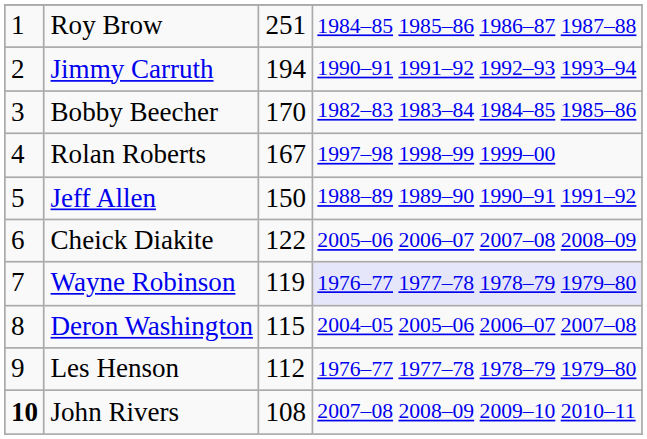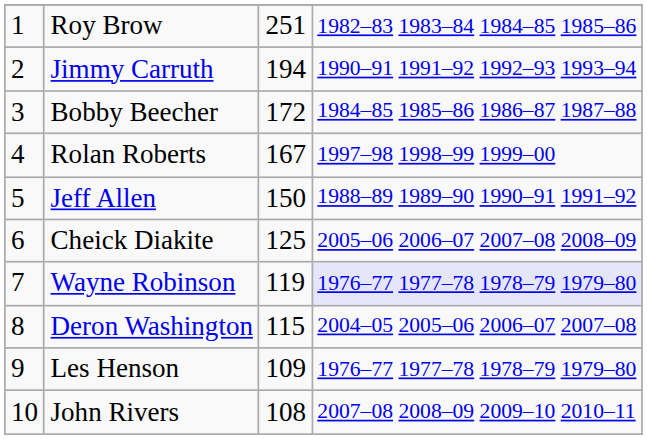(477, 25) 1984–85 1985–86 1986–87 1987–88 -> (477, 25) 1982–83 1983–84 1984–85 1985–86
(286, 111) 170 -> (286, 111) 172
(477, 111) 1982–83 1983–84 1984–85 1985–86 -> (477, 111) 1984–85 1985–86 1986–87 1987–88
(286, 240) 122 -> (286, 240) 125
(285, 369) 112 -> (286, 369) 109
(25, 411) bold -> (25, 411) normal
